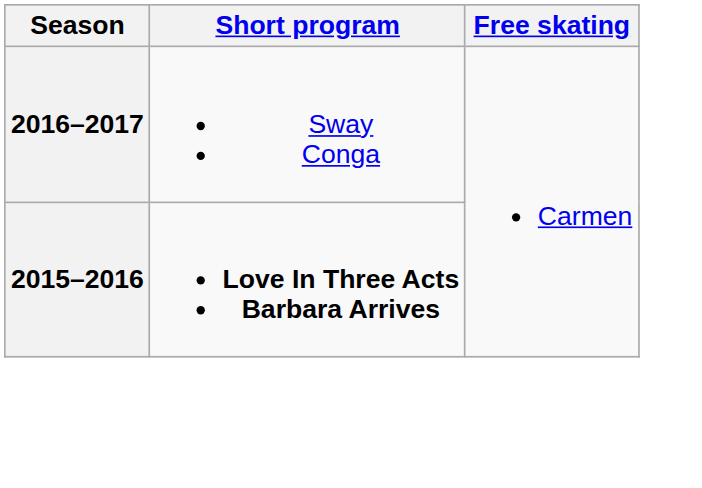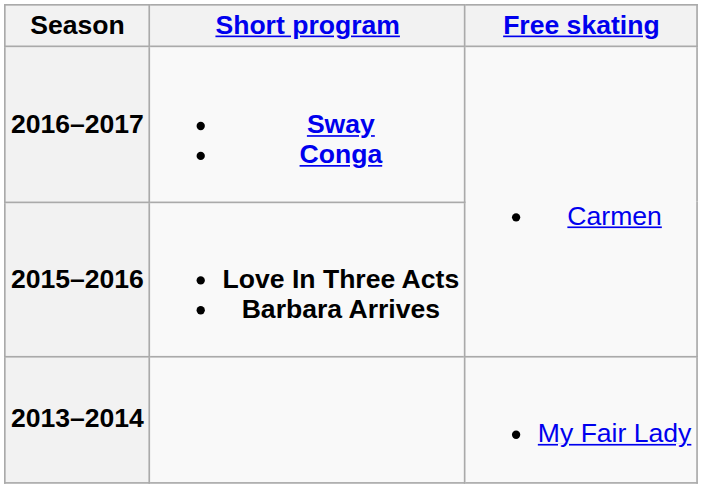(308, 139) normal -> (308, 139) bold
+ row: (77, 419)
